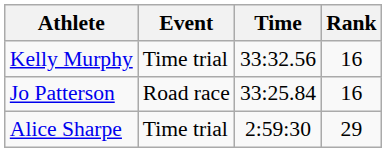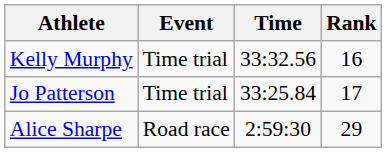(186, 93) Road race -> (185, 93) Time trial
(351, 93) 16 -> (351, 93) 17
(185, 129) Time trial -> (186, 129) Road race
